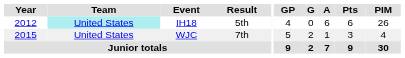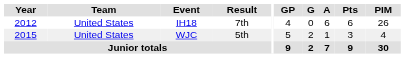(104, 22) paleturquoise background -> (104, 22) no background
(242, 22) 5th -> (242, 22) 7th
(242, 35) 7th -> (242, 35) 5th
